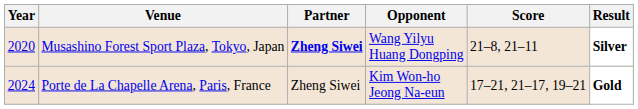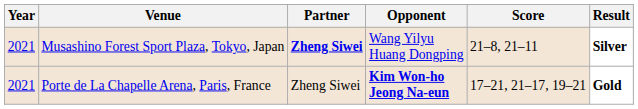(21, 46) 2020 -> (21, 46) 2021
(21, 85) 2024 -> (21, 85) 2021
(407, 85) normal -> (409, 85) bold
